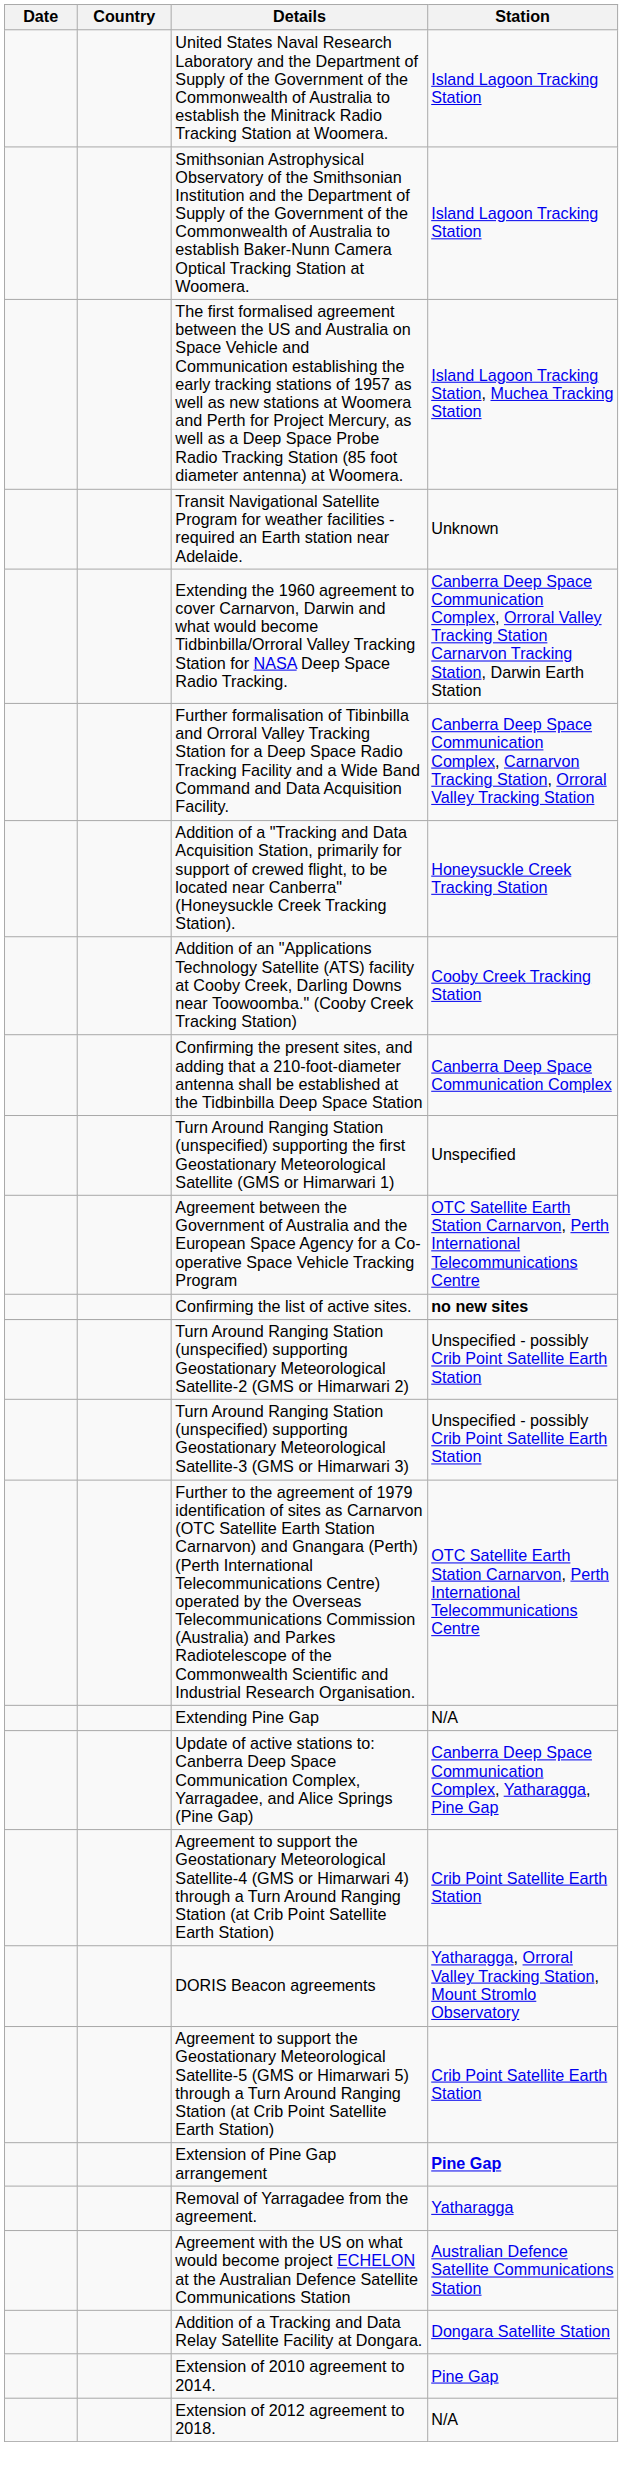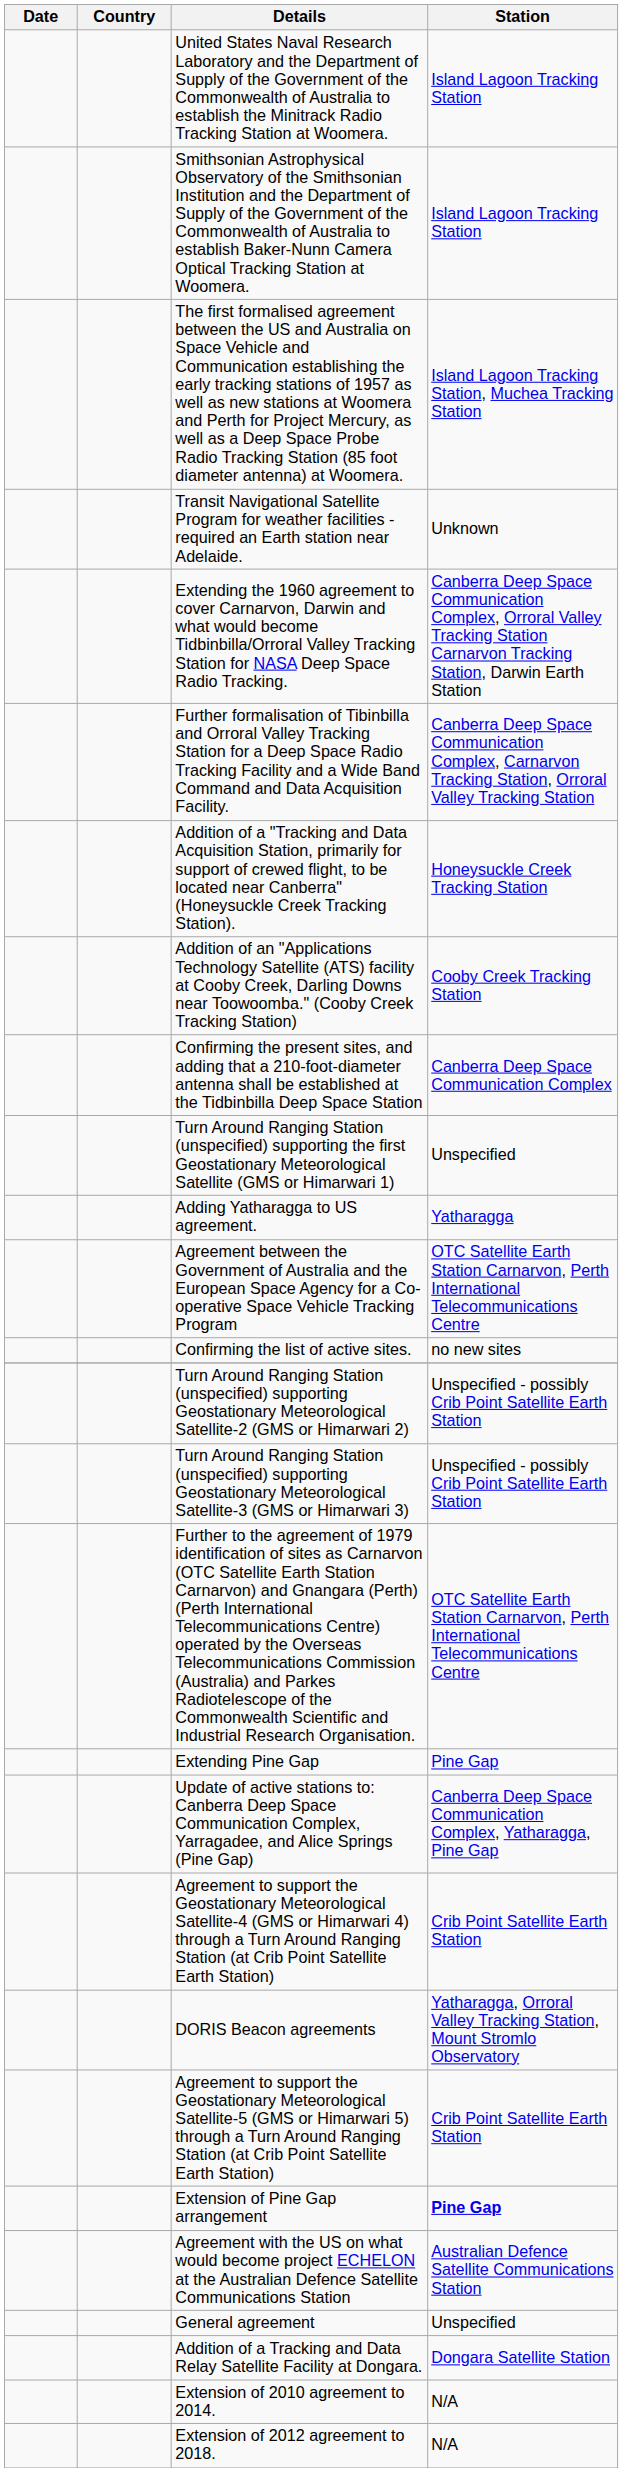+ row: (266, 1217)
(480, 1306) bold -> (476, 1350) normal
(445, 1718) N/A -> (465, 1761) Pine Gap
- row: (292, 2208)
+ row: (245, 2323)
(465, 2376) Pine Gap -> (445, 2401) N/A
